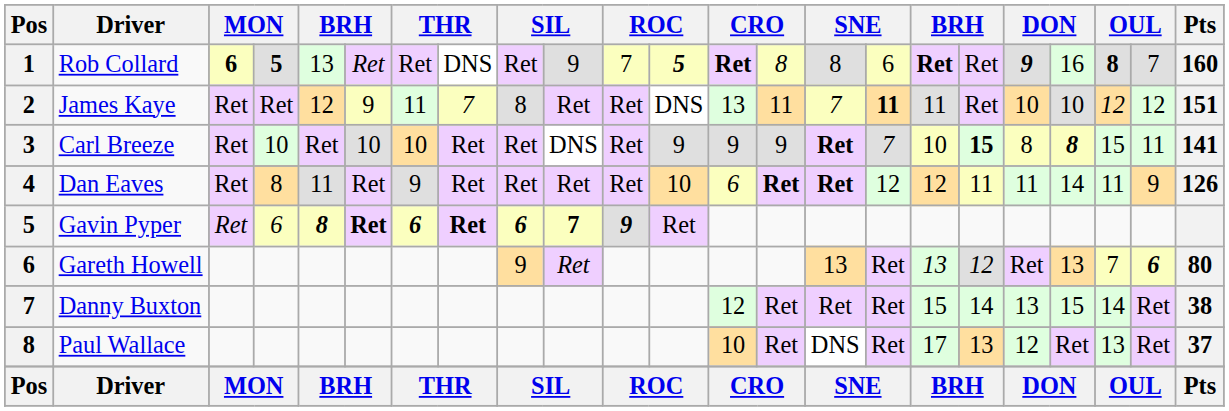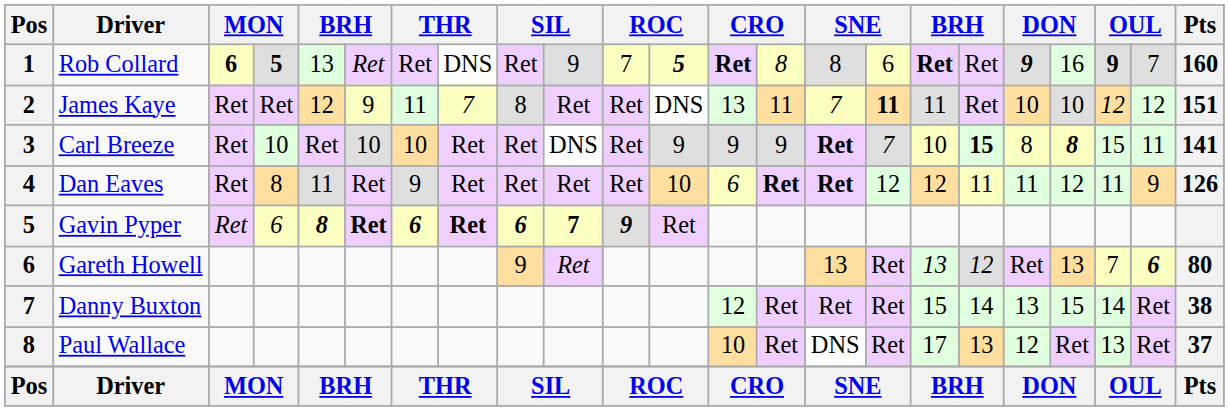(1113, 64) 8 -> (1113, 64) 9
(1072, 184) 14 -> (1072, 184) 12
